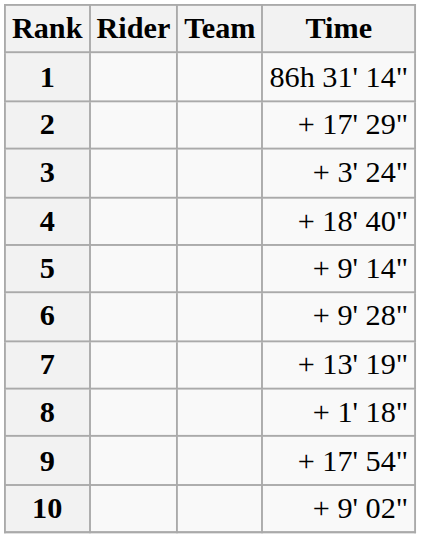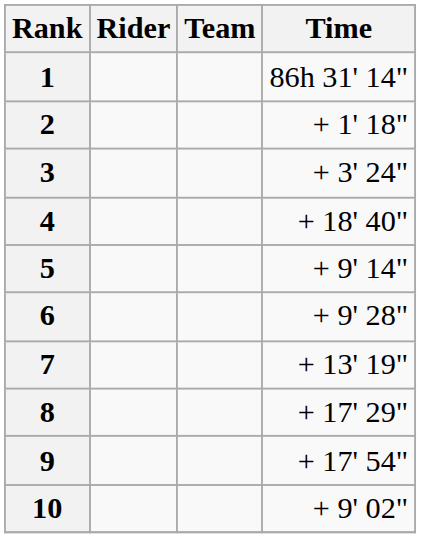(353, 124) + 17' 29" -> (361, 124) + 1' 18"
(361, 412) + 1' 18" -> (353, 412) + 17' 29"
